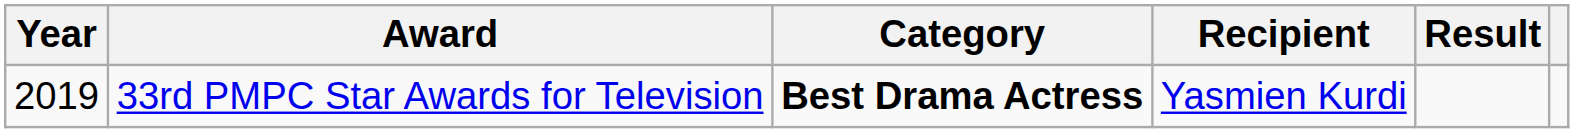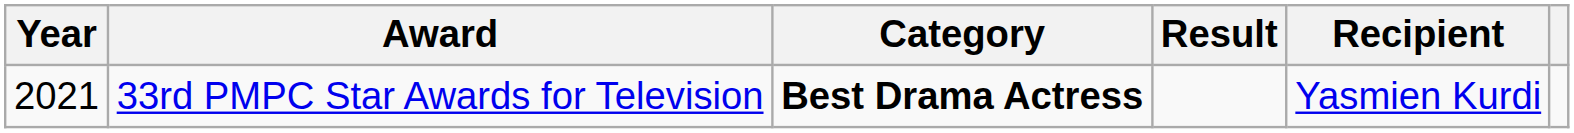columns swapped: (1284, 34) <-> (1483, 34)
(57, 95) 2019 -> (57, 95) 2021
